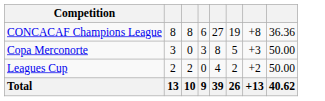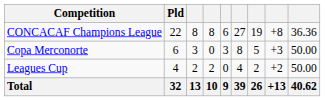+ column: (176, 13)
